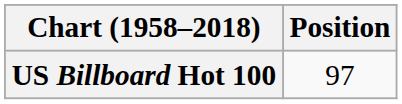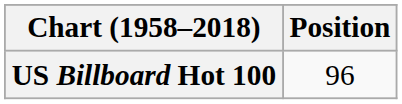(340, 74) 97 -> (340, 74) 96
